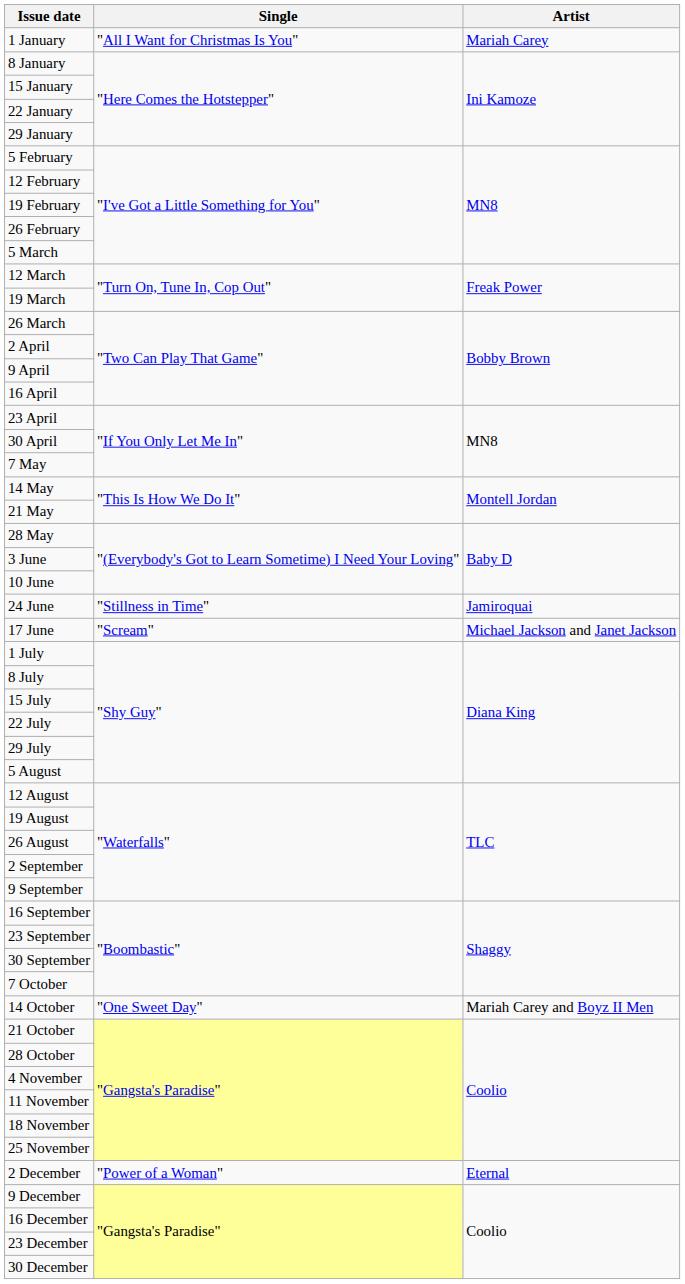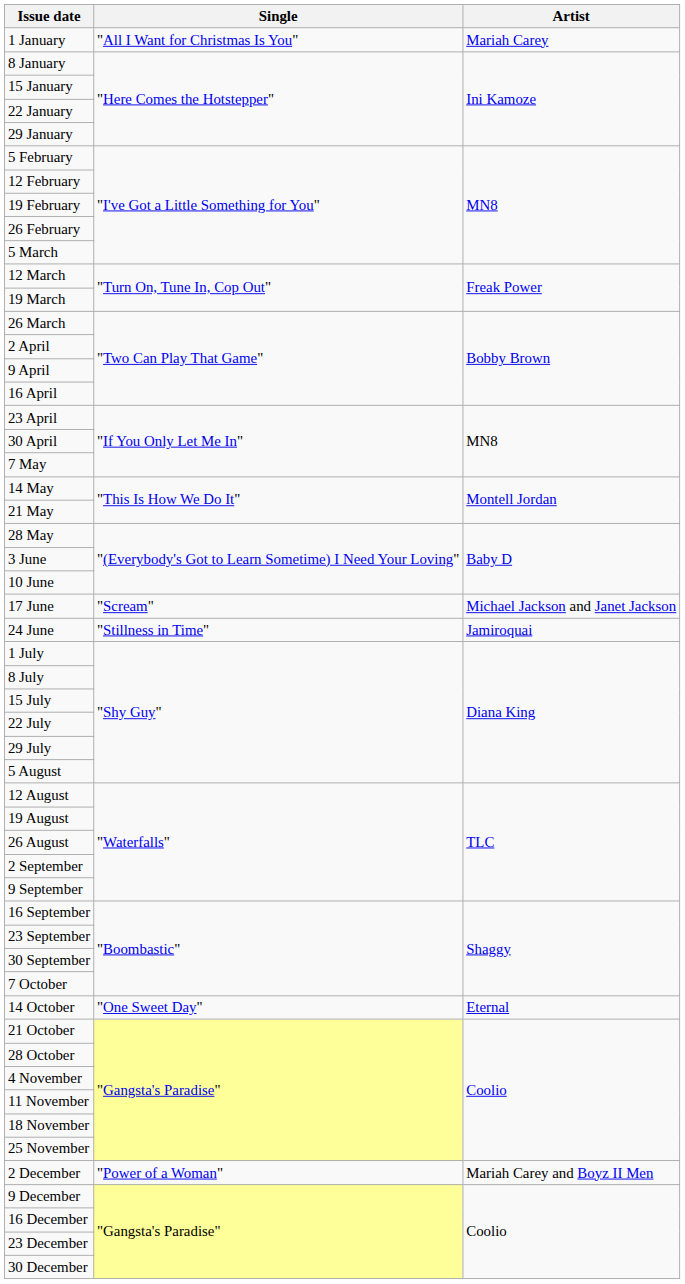rows swapped: (31, 629) <-> (31, 606)
(560, 1007) Mariah Carey and Boyz II Men -> (488, 1007) Eternal
(488, 1172) Eternal -> (560, 1172) Mariah Carey and Boyz II Men
